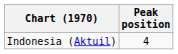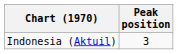(146, 41) 4 -> (146, 41) 3
